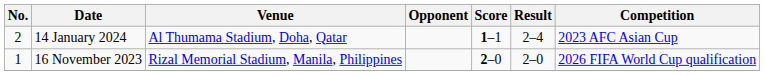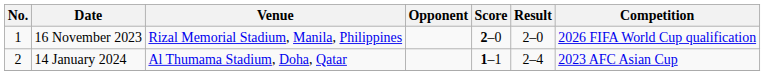rows swapped: (88, 59) <-> (81, 37)
